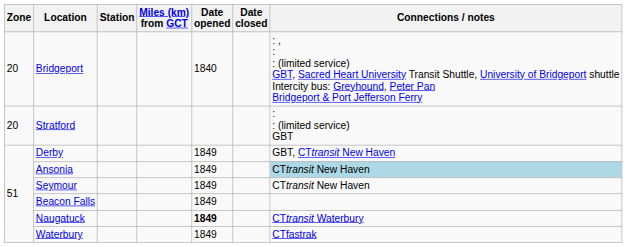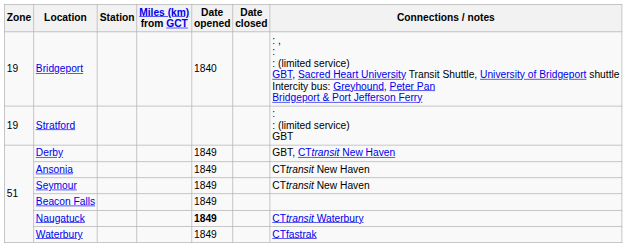(12, 69) 20 -> (12, 69) 19
(12, 125) 20 -> (12, 125) 19
(321, 169) lightblue background -> (321, 169) no background
